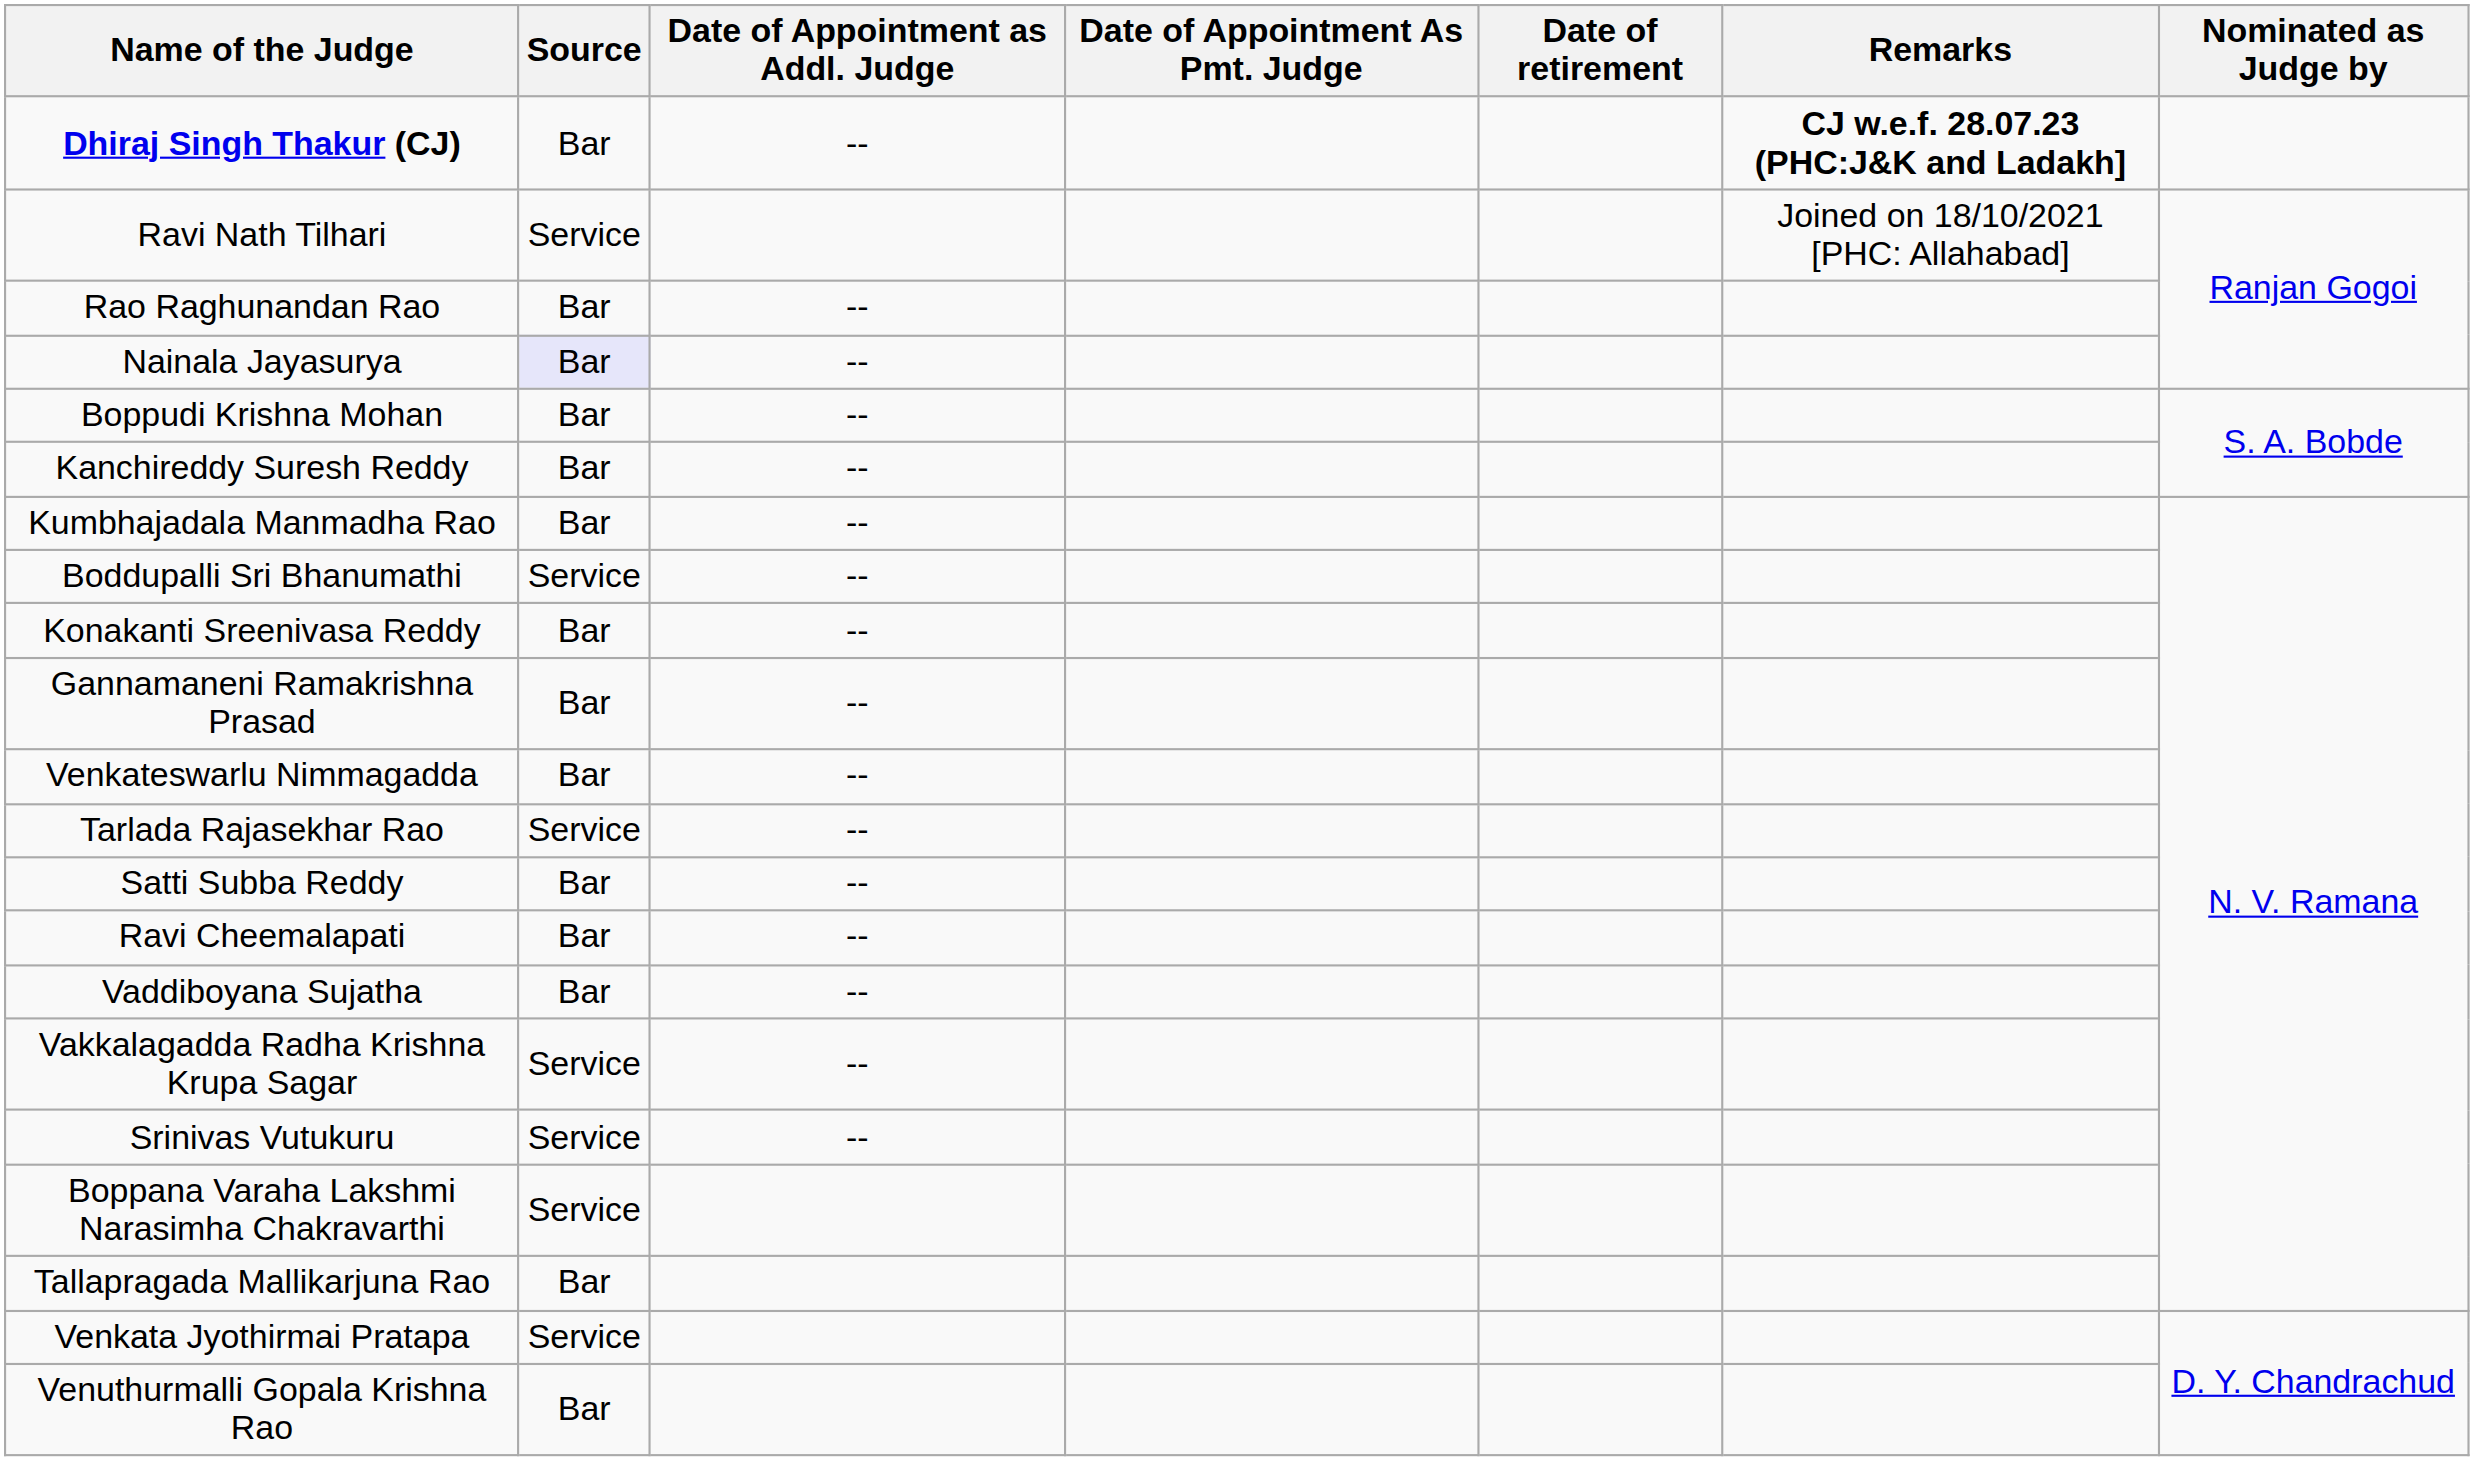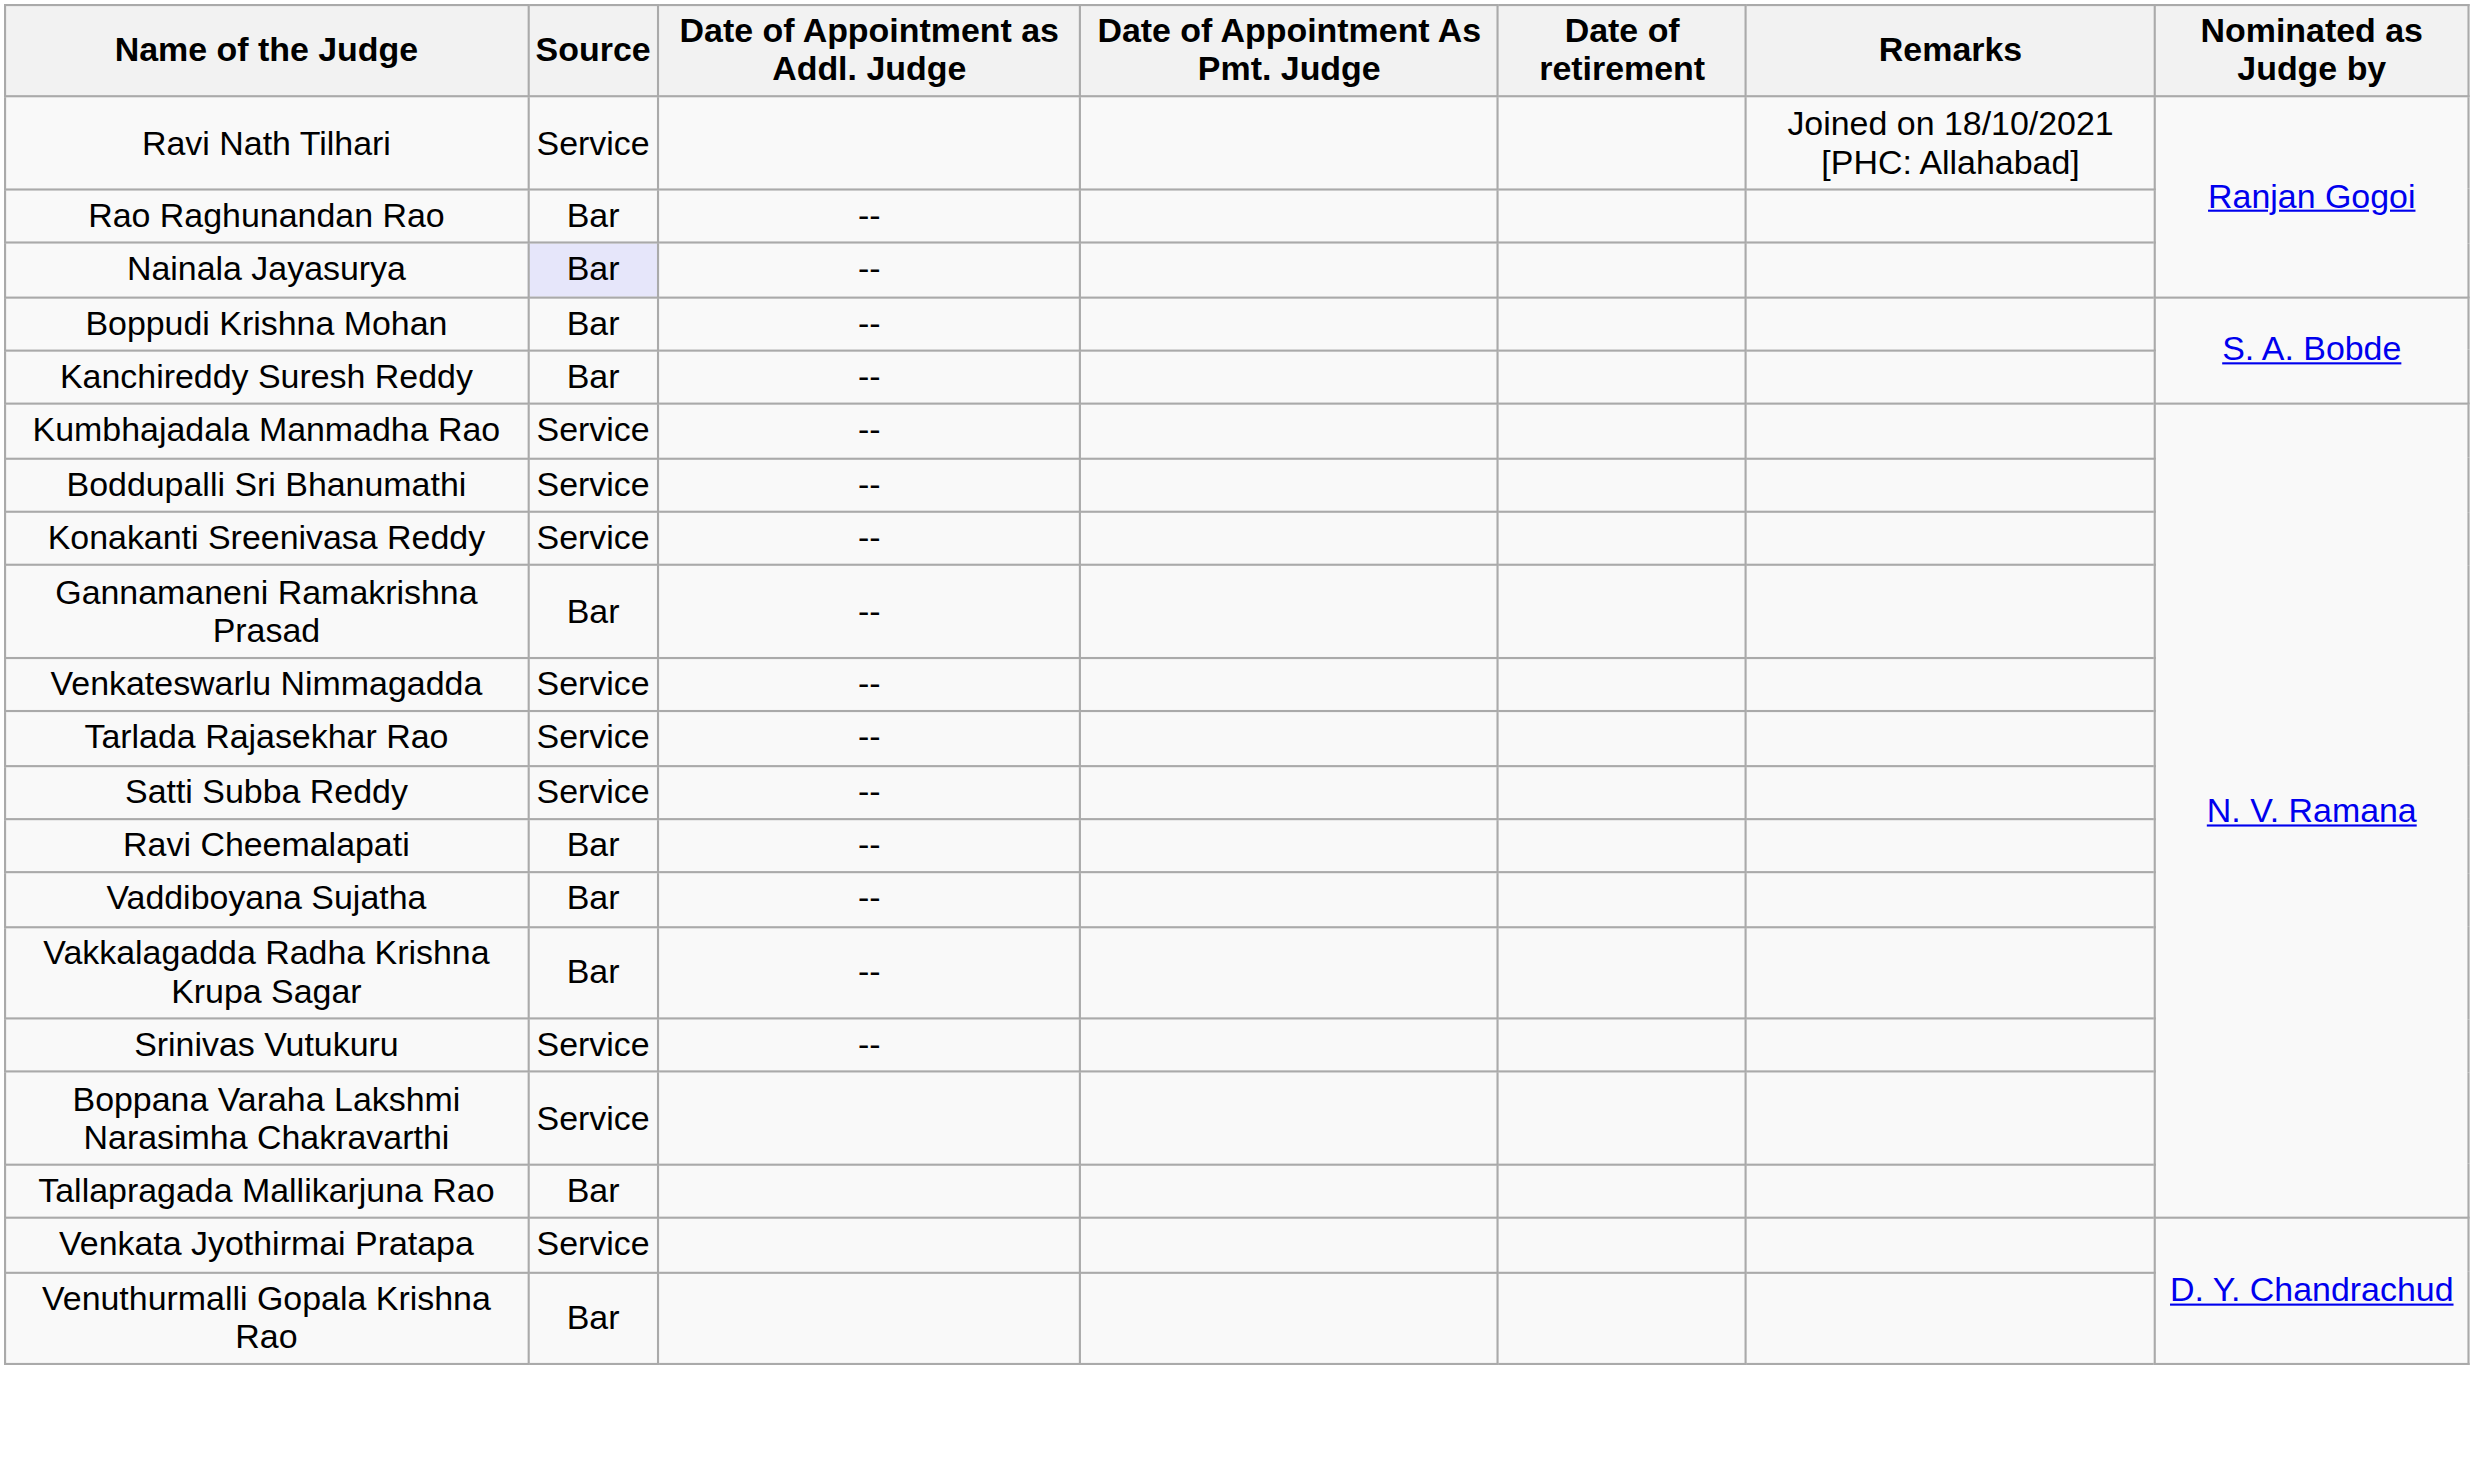- row: (262, 142)
(584, 522) Bar -> (593, 430) Service
(584, 630) Bar -> (593, 538) Service
(584, 775) Bar -> (593, 683) Service
(584, 883) Bar -> (593, 791) Service
(584, 1063) Service -> (593, 971) Bar
